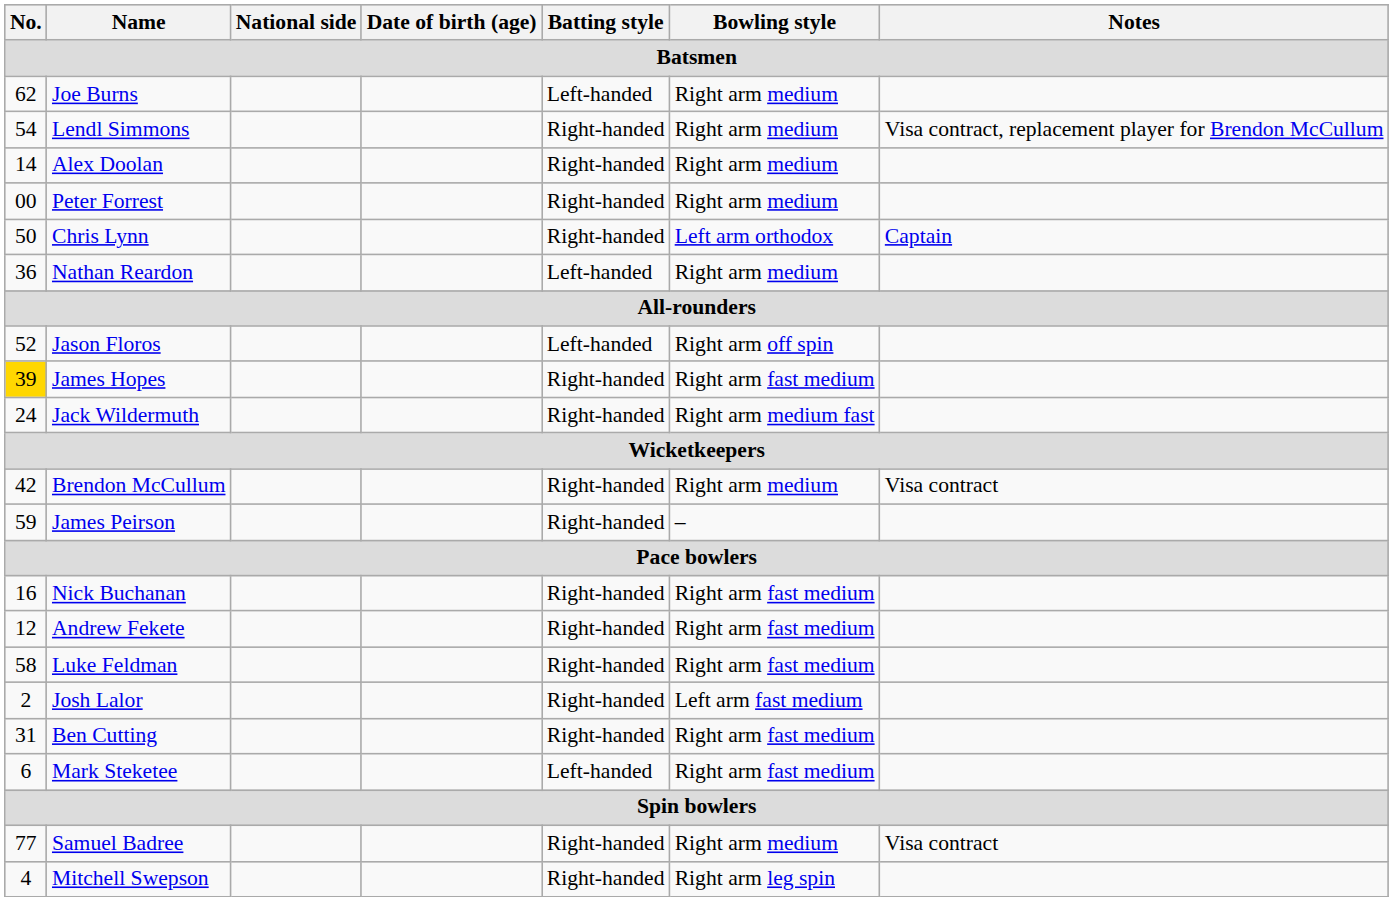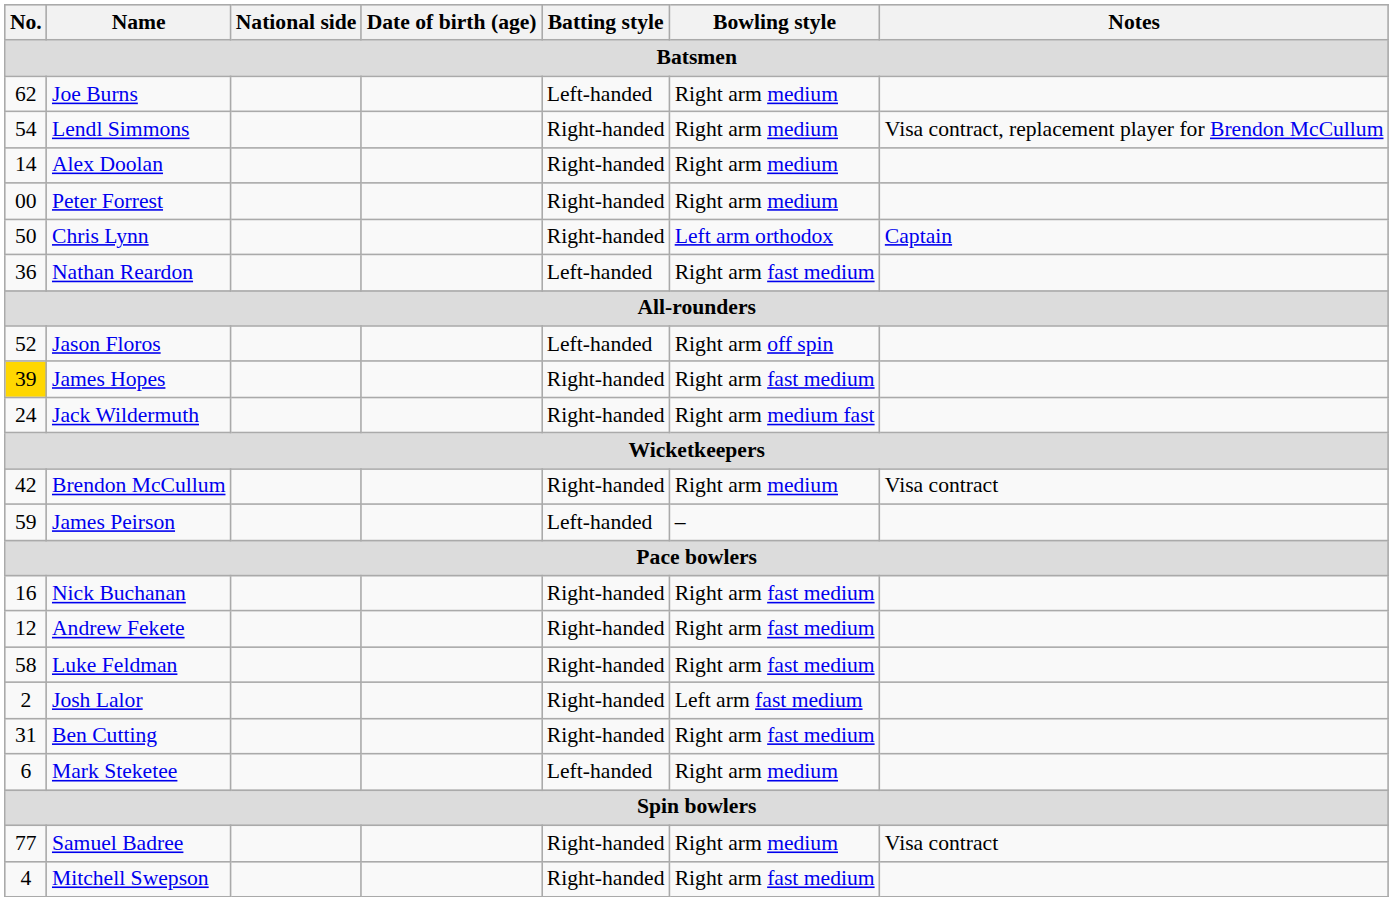(756, 271) Right arm medium -> (775, 271) Right arm fast medium
(606, 521) Right-handed -> (600, 521) Left-handed
(775, 771) Right arm fast medium -> (756, 771) Right arm medium
(755, 878) Right arm leg spin -> (775, 878) Right arm fast medium
